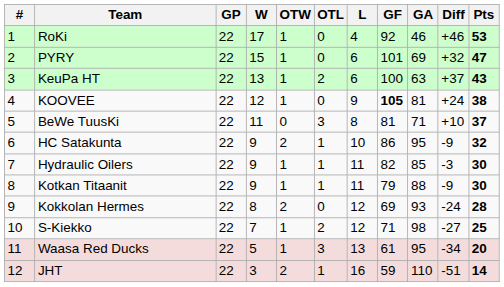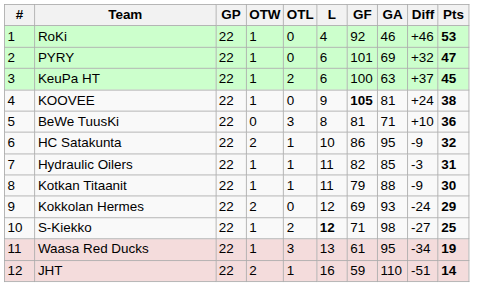- column: (261, 15)
(479, 79) 43 -> (449, 79) 45
(479, 121) 37 -> (449, 121) 36
(479, 164) 30 -> (449, 164) 31
(479, 206) 28 -> (449, 206) 29
(358, 228) normal -> (327, 228) bold
(479, 249) 20 -> (449, 249) 19
